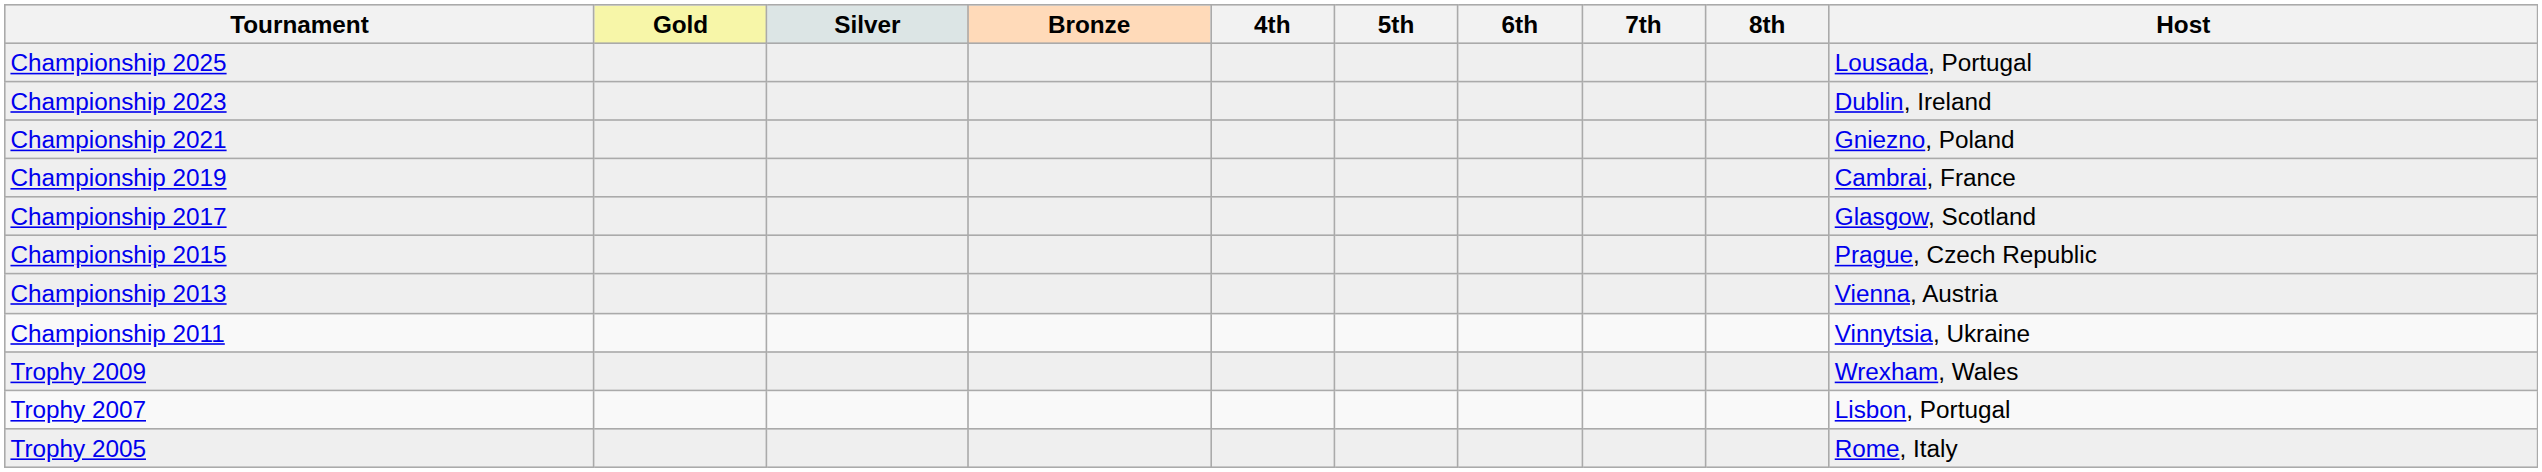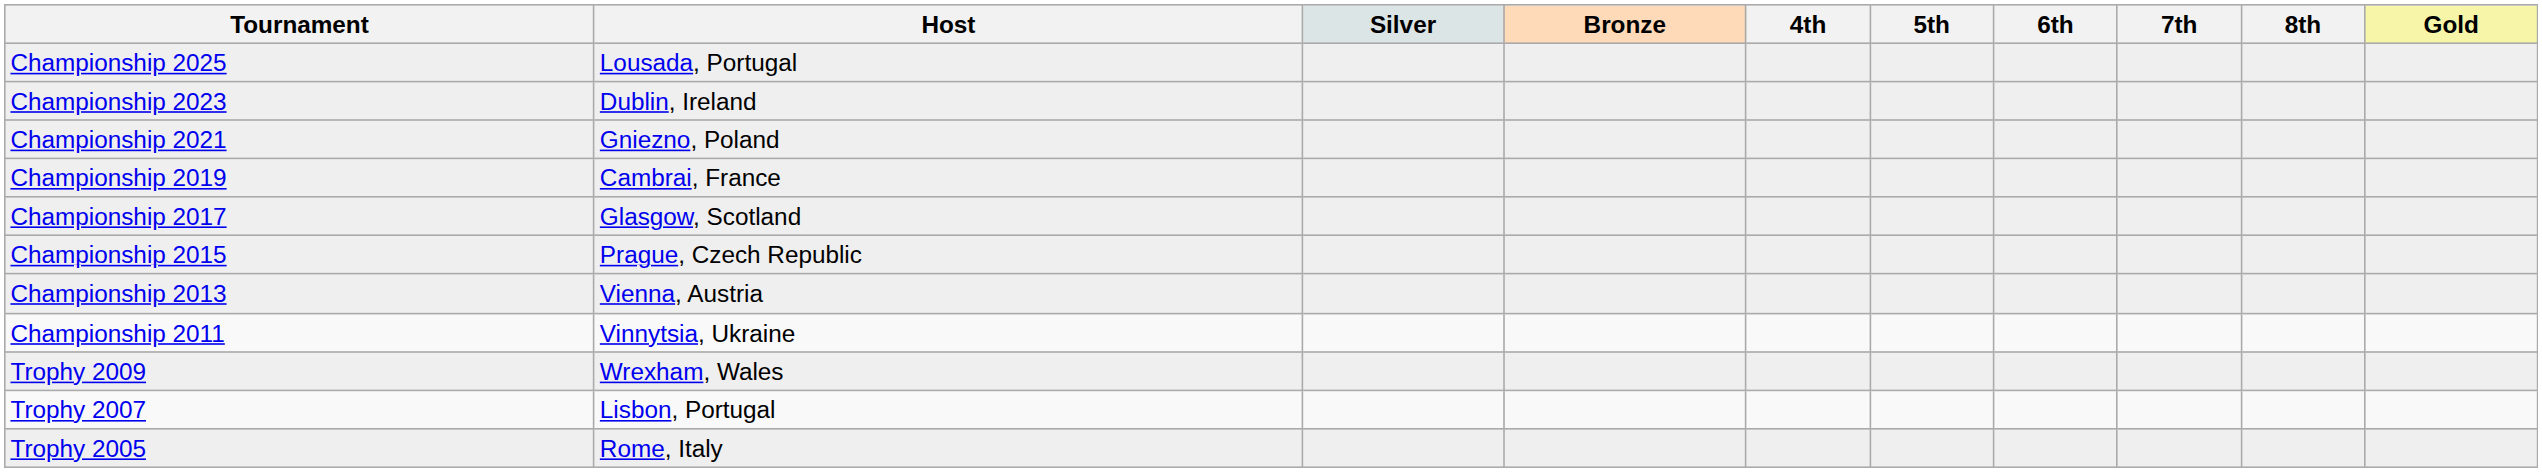columns swapped: (681, 24) <-> (2183, 24)
